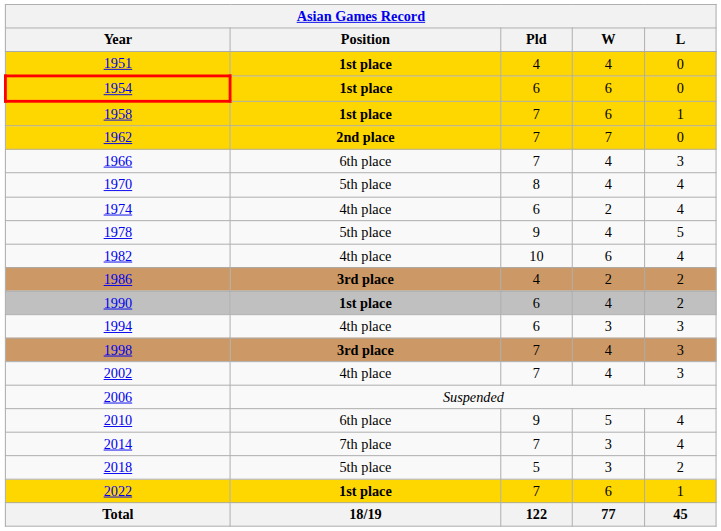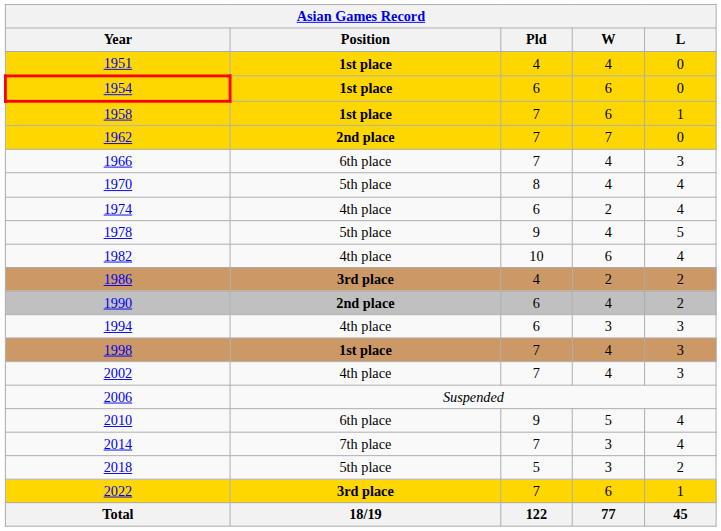(365, 302) 1st place -> (365, 302) 2nd place
(365, 350) 3rd place -> (365, 350) 1st place
(365, 491) 1st place -> (365, 491) 3rd place
